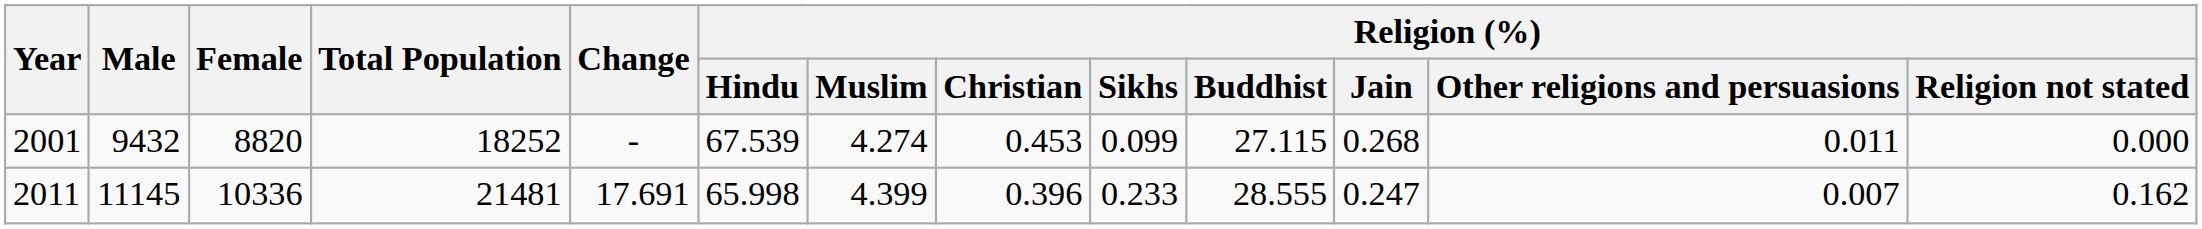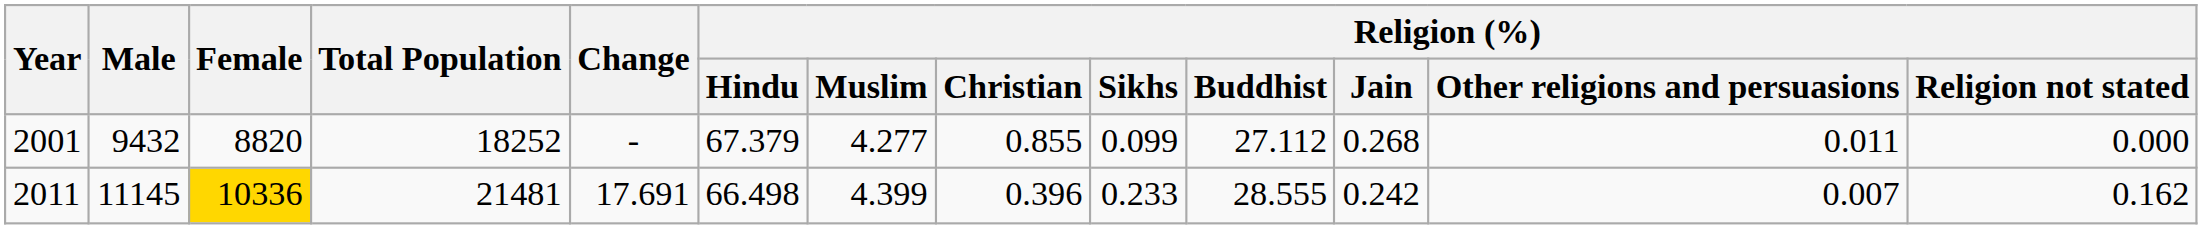(752, 140) 67.539 -> (752, 140) 67.379
(889, 140) 4.274 -> (889, 140) 4.277
(1044, 140) 0.453 -> (1044, 140) 0.855
(1281, 140) 27.115 -> (1281, 140) 27.112
(260, 194) no background -> (260, 194) gold background
(752, 194) 65.998 -> (752, 194) 66.498
(1381, 194) 0.247 -> (1381, 194) 0.242
